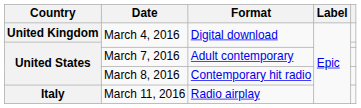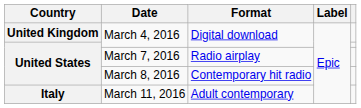(242, 56) Adult contemporary -> (225, 56) Radio airplay
(225, 94) Radio airplay -> (242, 94) Adult contemporary
